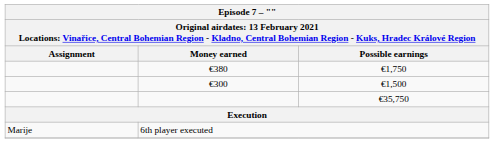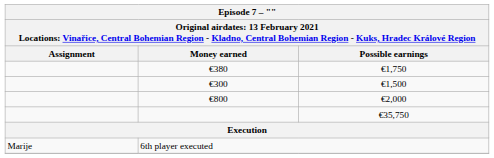+ row: (218, 99)
